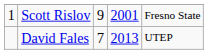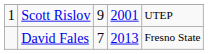(173, 15) Fresno State -> (159, 15) UTEP
(159, 37) UTEP -> (173, 37) Fresno State
